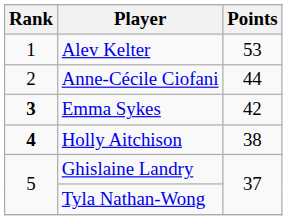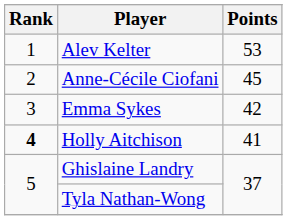(252, 79) 44 -> (252, 79) 45
(31, 109) bold -> (31, 109) normal
(252, 139) 38 -> (252, 139) 41
